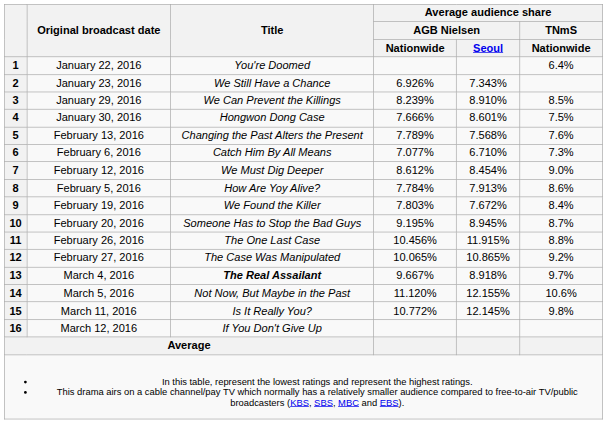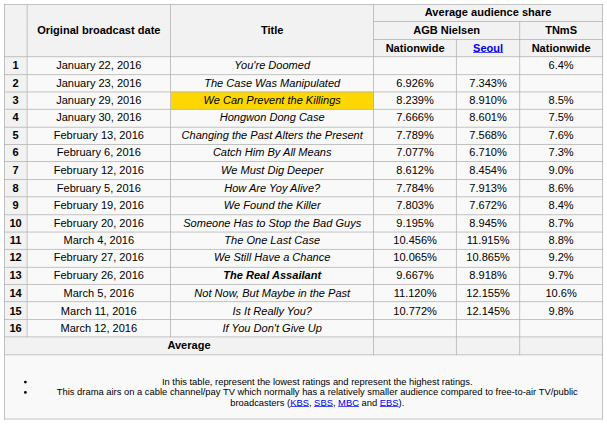(272, 83) We Still Have a Chance -> (272, 83) The Case Was Manipulated
(272, 100) no background -> (272, 100) gold background
(99, 240) February 26, 2016 -> (99, 240) March 4, 2016
(272, 258) The Case Was Manipulated -> (272, 258) We Still Have a Chance
(99, 275) March 4, 2016 -> (99, 275) February 26, 2016
